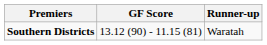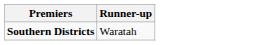- column: (151, 13)
